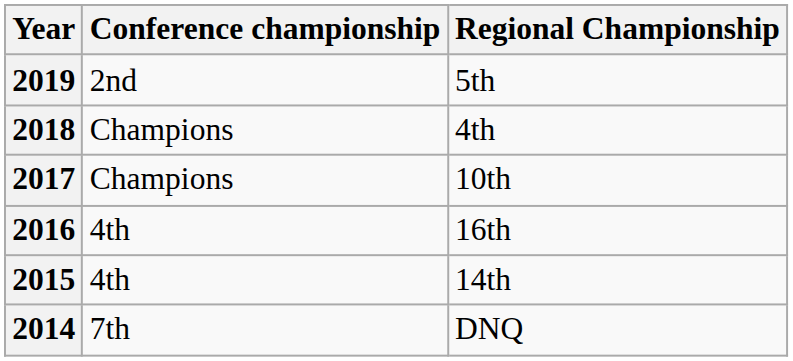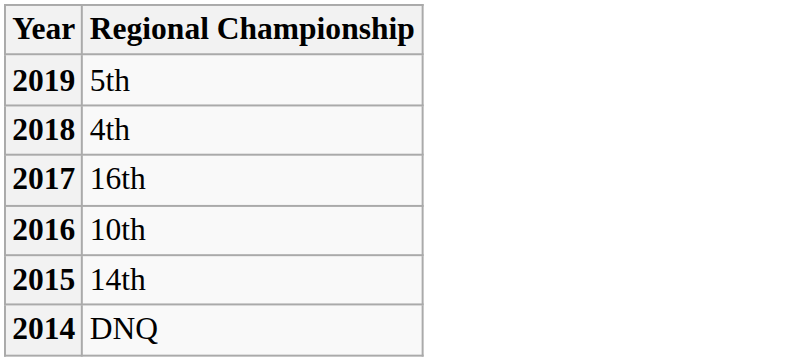- column: (265, 29)
(483, 179) 10th -> (118, 179) 16th
(483, 229) 16th -> (118, 229) 10th
